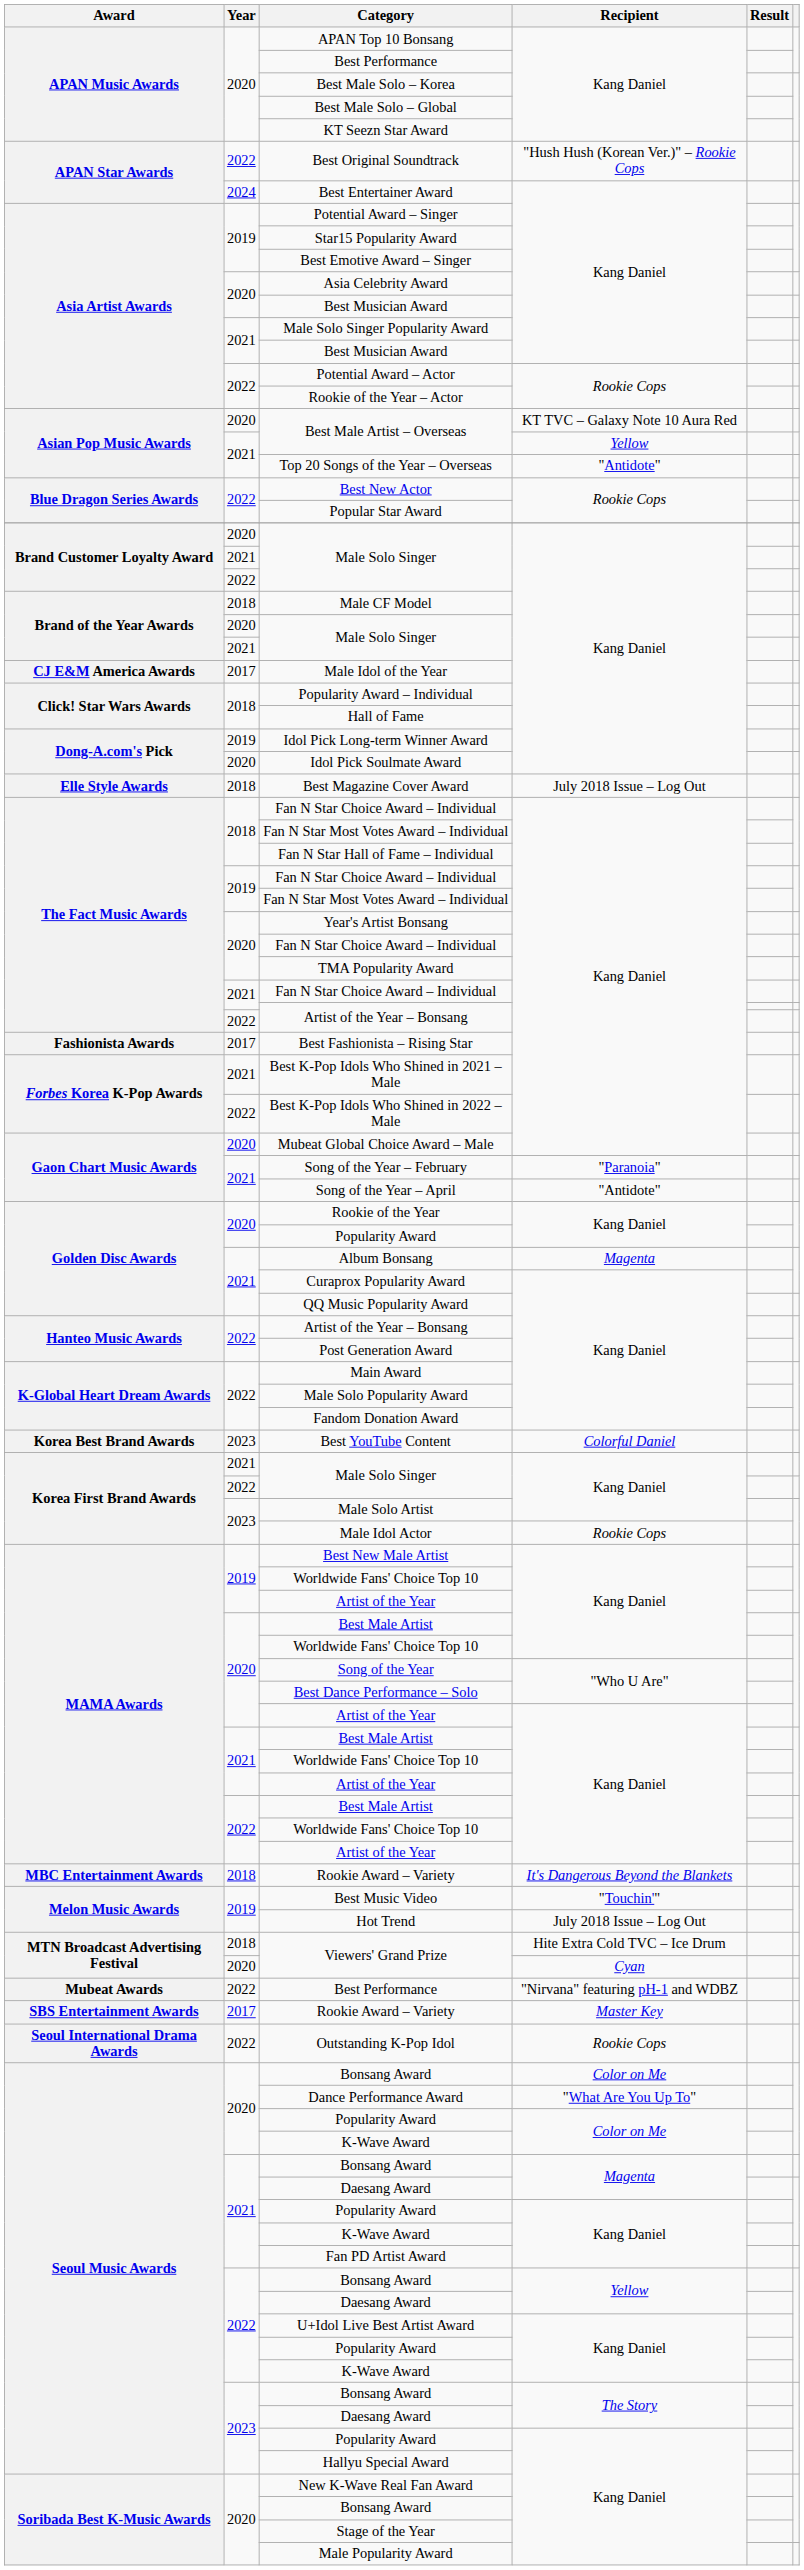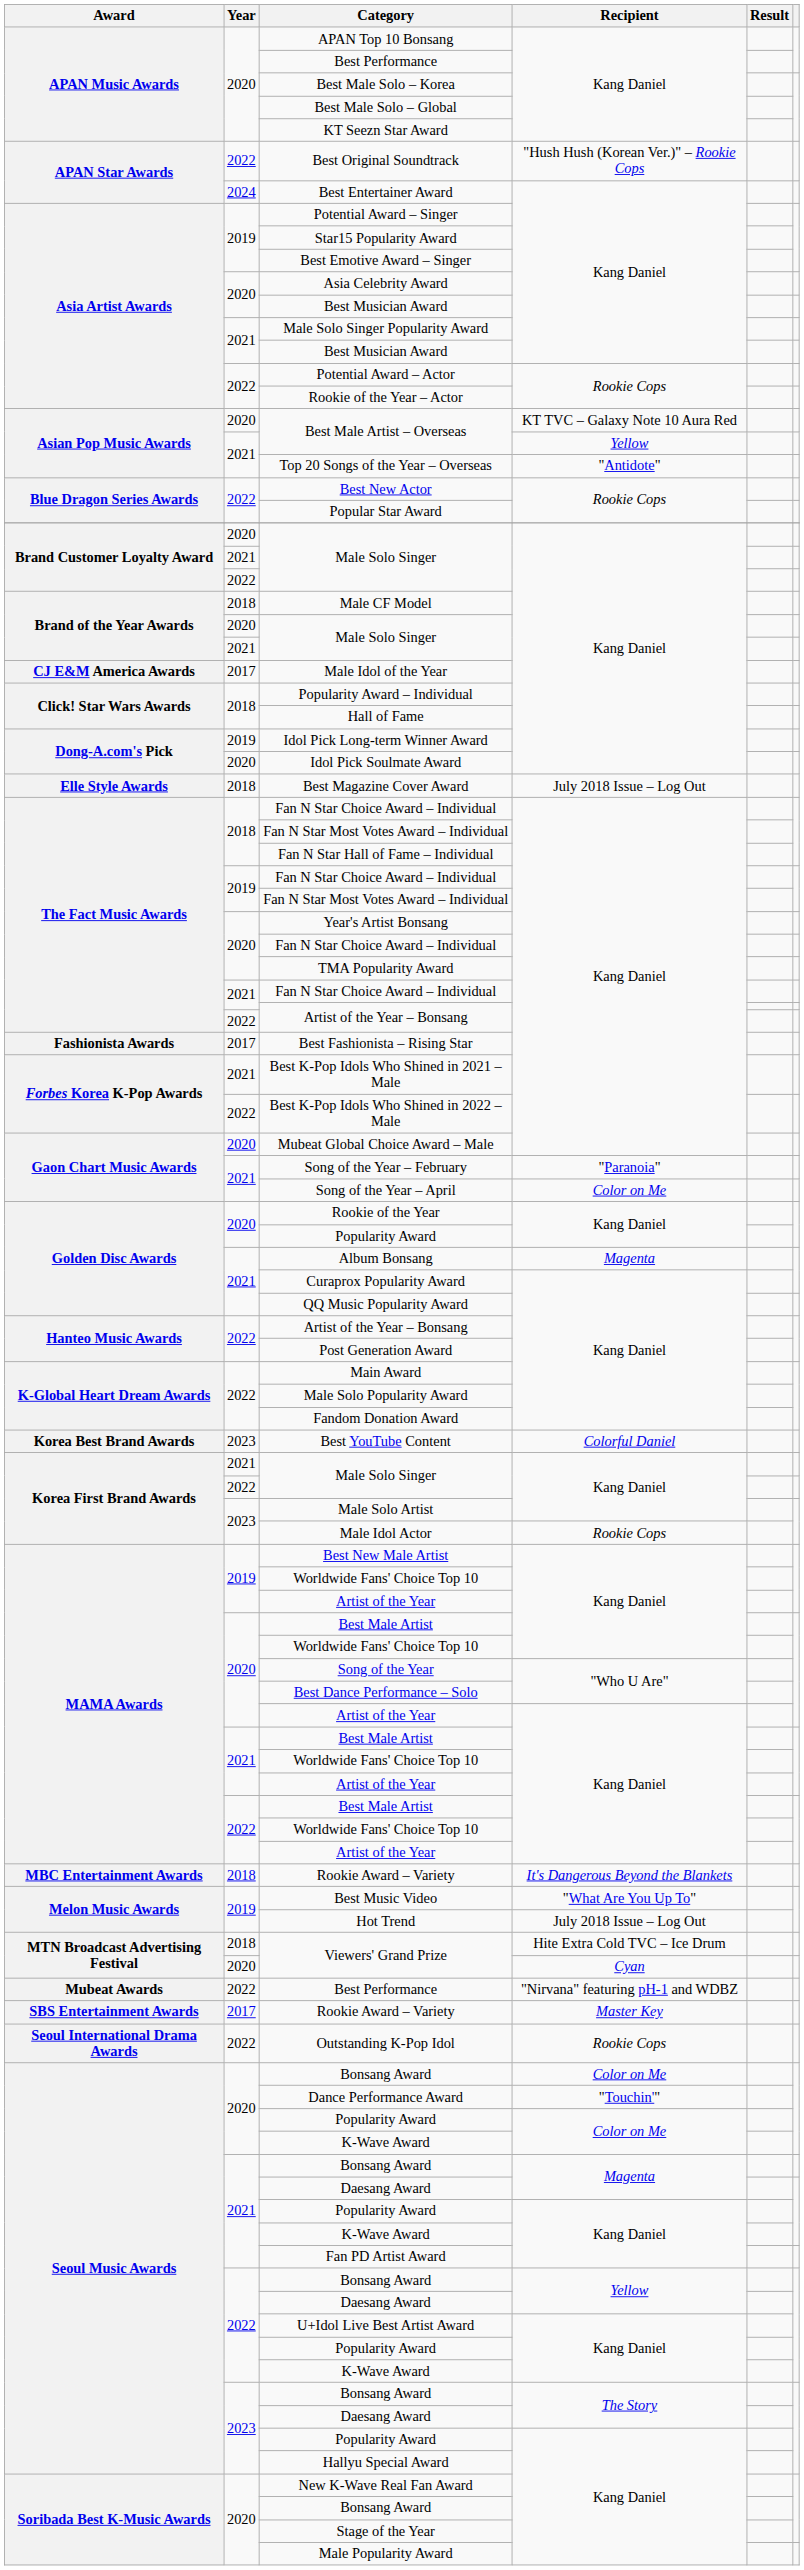(629, 1190) "Antidote" -> (629, 1190) Color on Me
(629, 1898) "Touchin'" -> (629, 1898) "What Are You Up To"
(629, 2097) "What Are You Up To" -> (629, 2097) "Touchin'"
